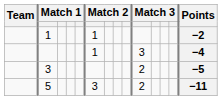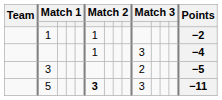(95, 87) normal -> (95, 87) bold
(142, 87) 2 -> (142, 87) 3
